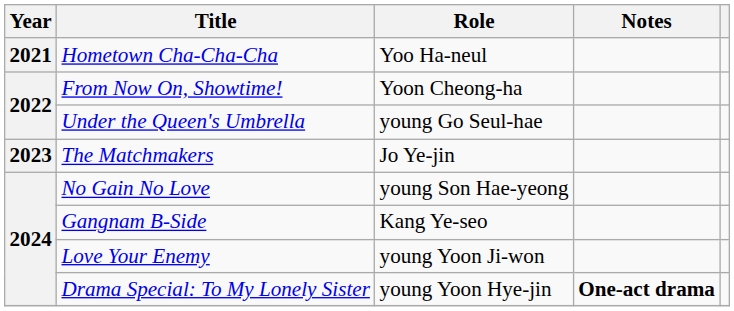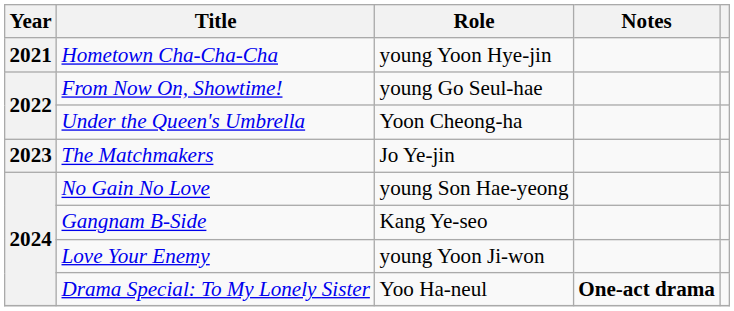(433, 54) Yoo Ha-neul -> (466, 54) young Yoon Hye-jin
(451, 88) Yoon Cheong-ha -> (461, 88) young Go Seul-hae
(461, 121) young Go Seul-hae -> (451, 121) Yoon Cheong-ha
(466, 289) young Yoon Hye-jin -> (433, 289) Yoo Ha-neul
